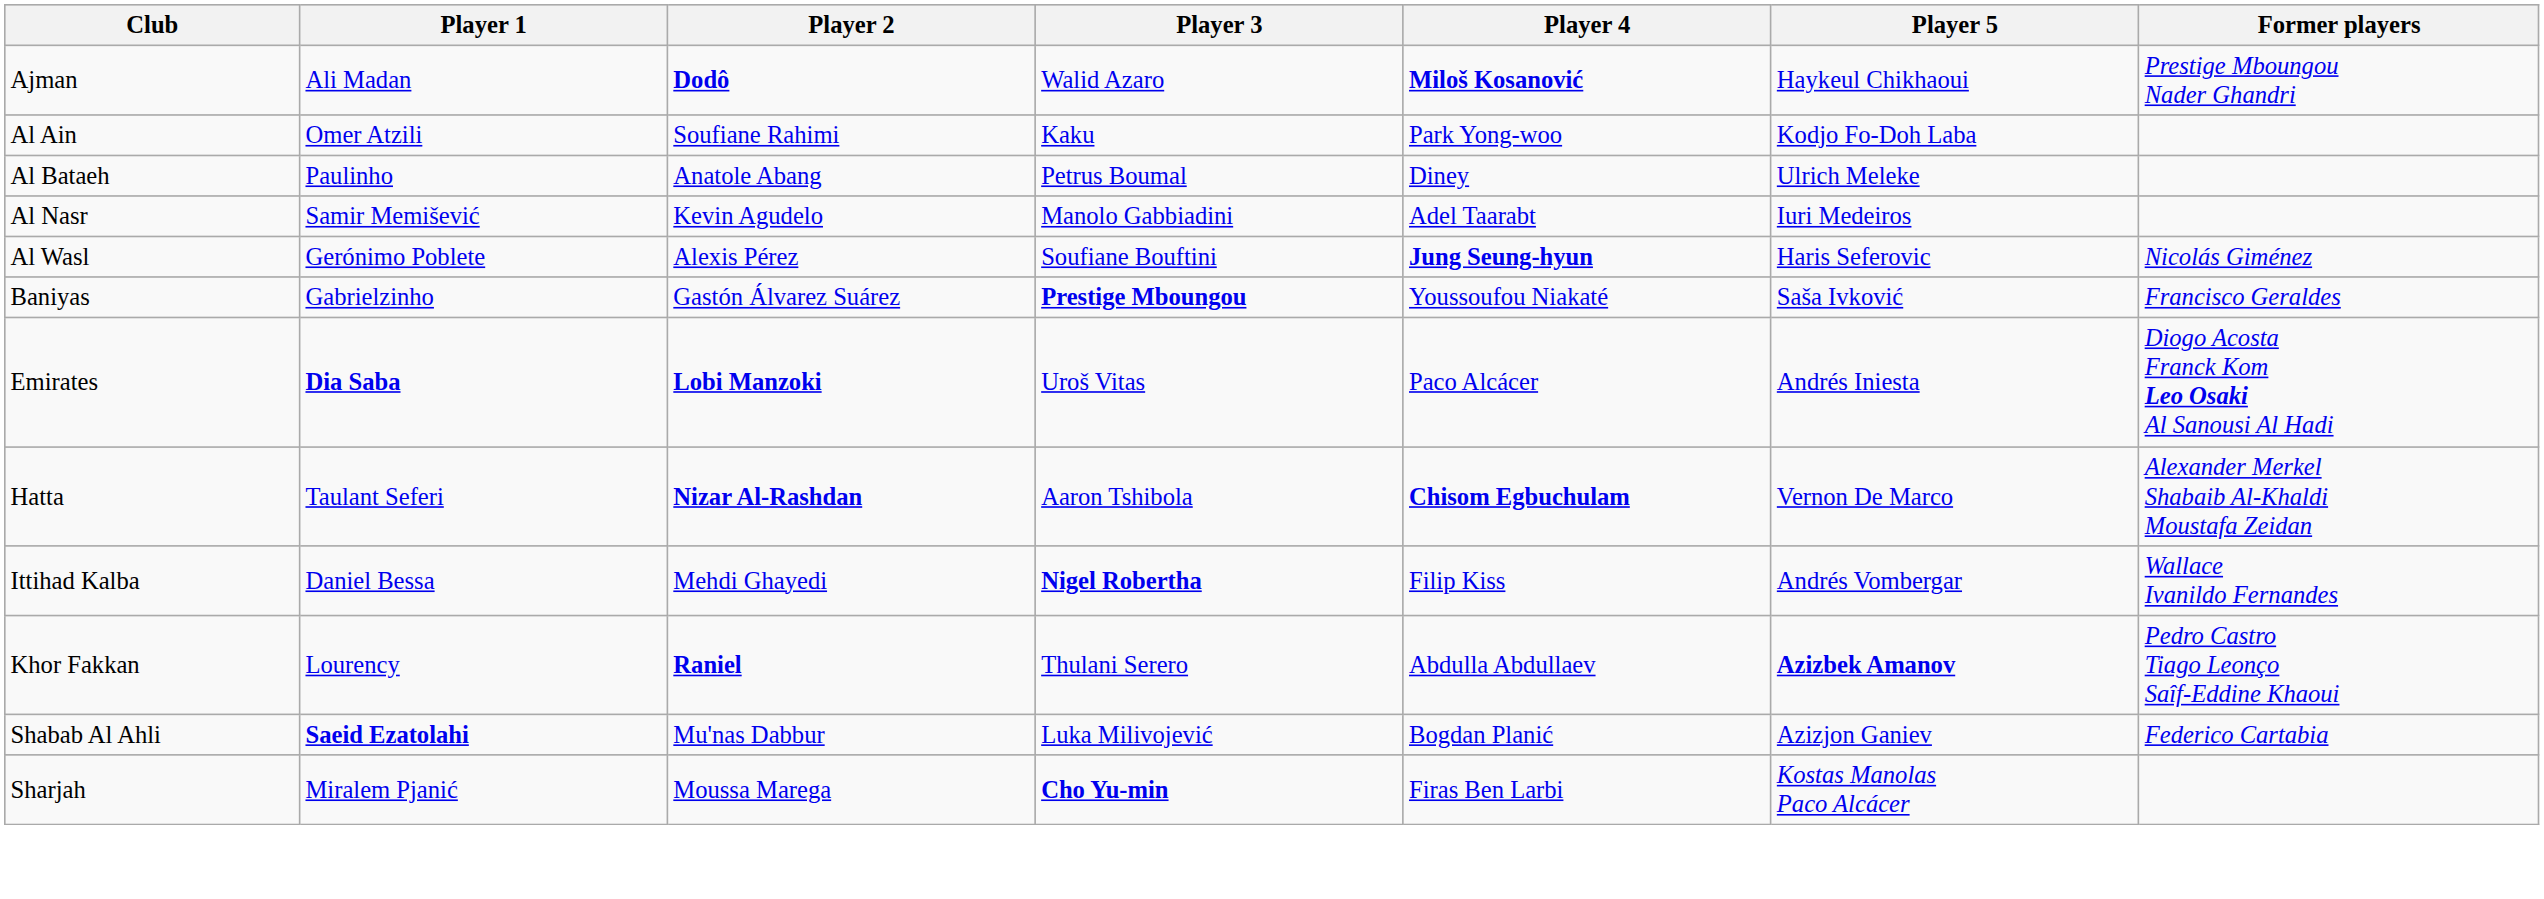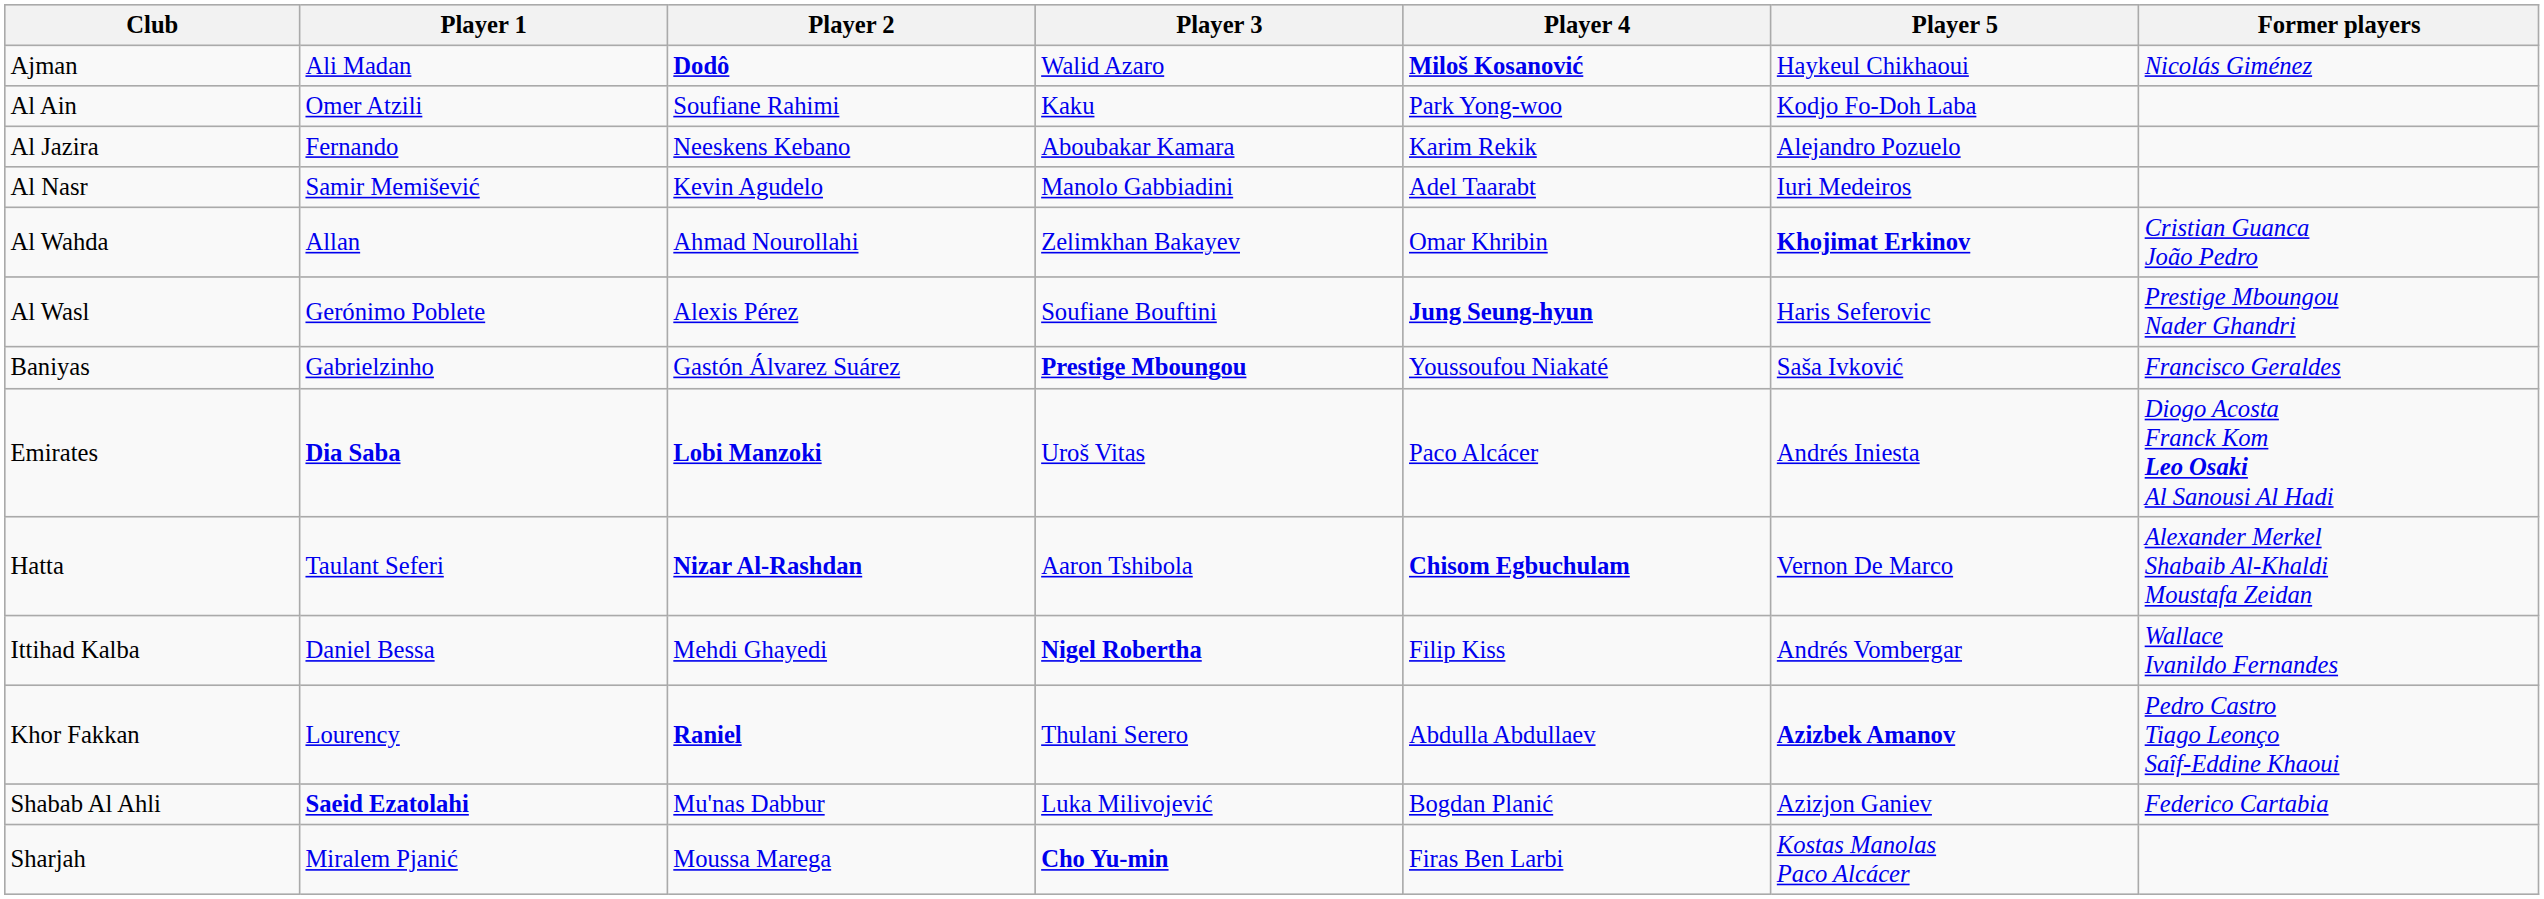(2242, 80) Prestige Mboungou Nader Ghandri -> (2228, 65) Nicolás Giménez
- row: (60, 175)
+ row: (55, 146)
+ row: (60, 242)
(2228, 257) Nicolás Giménez -> (2242, 312) Prestige Mboungou Nader Ghandri
